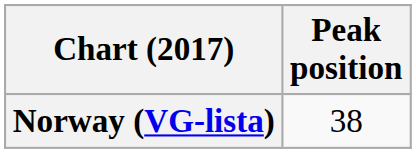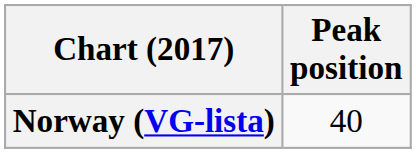(346, 120) 38 -> (346, 120) 40
